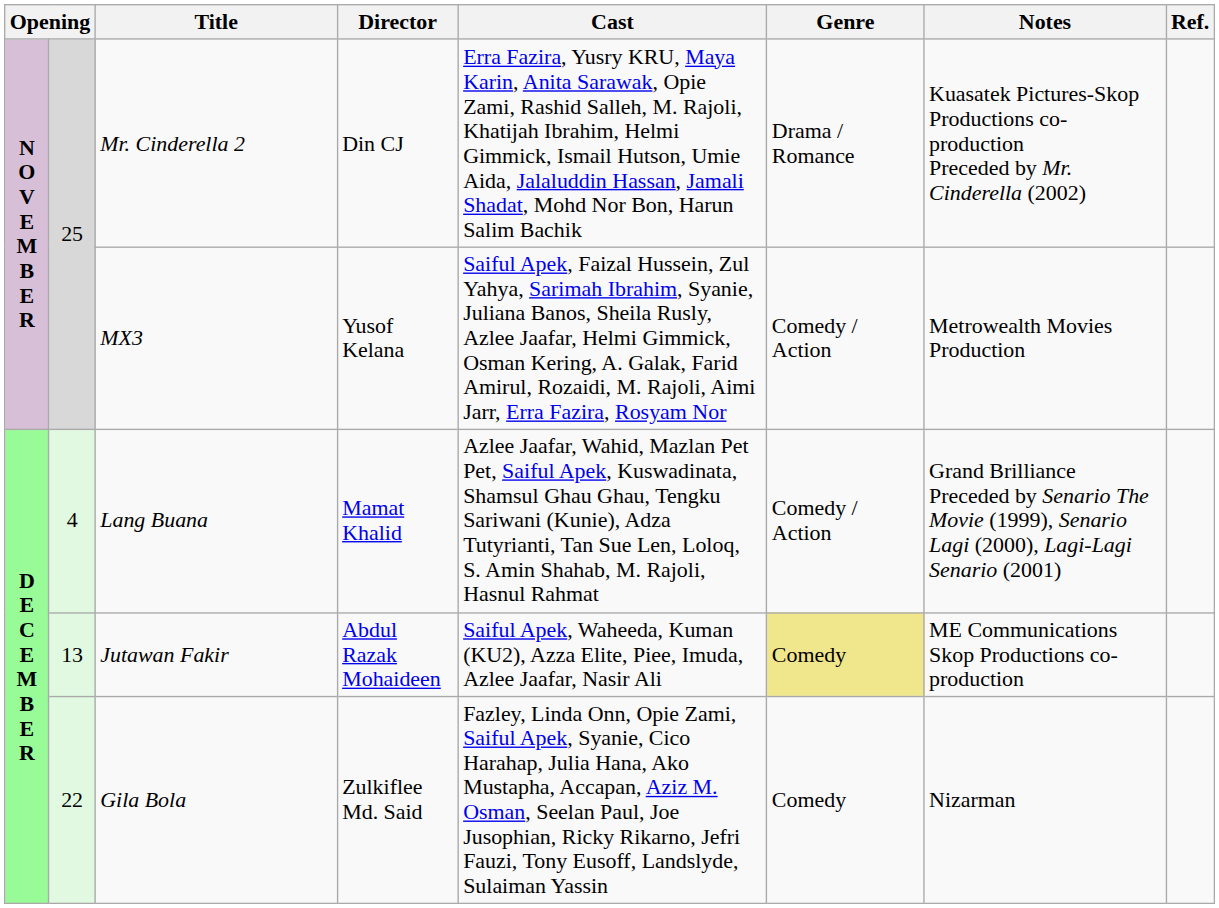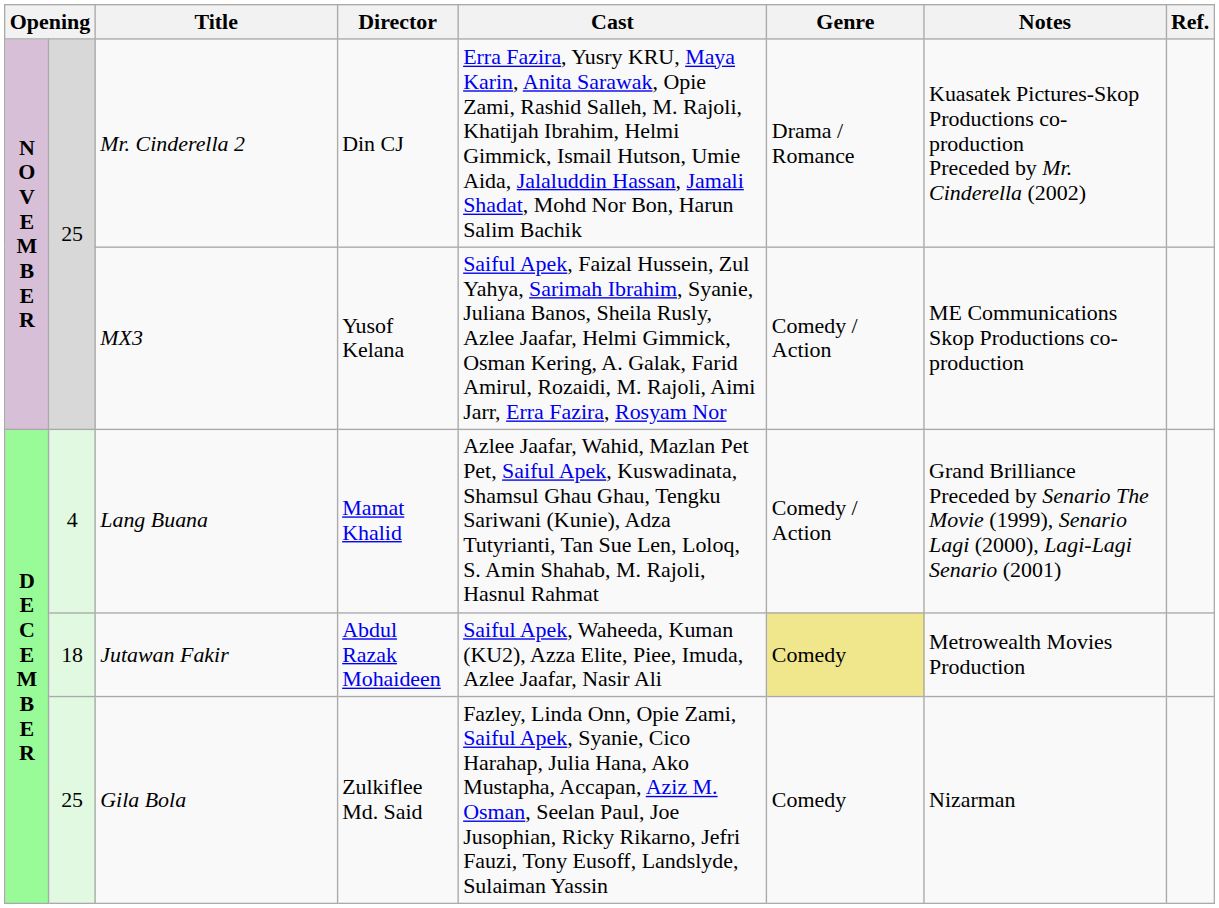(1021, 338) Metrowealth Movies Production -> (1023, 338) ME Communications Skop Productions co-production
(72, 654) 13 -> (72, 654) 18
(1023, 654) ME Communications Skop Productions co-production -> (1021, 654) Metrowealth Movies Production
(72, 799) 22 -> (72, 799) 25
